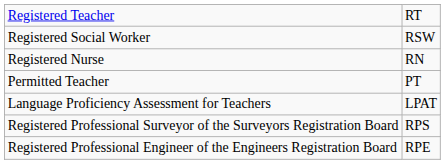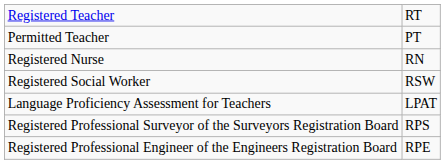rows swapped: (58, 81) <-> (79, 37)
